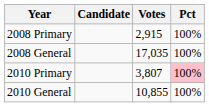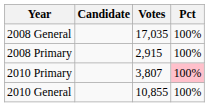rows swapped: (39, 33) <-> (39, 53)
